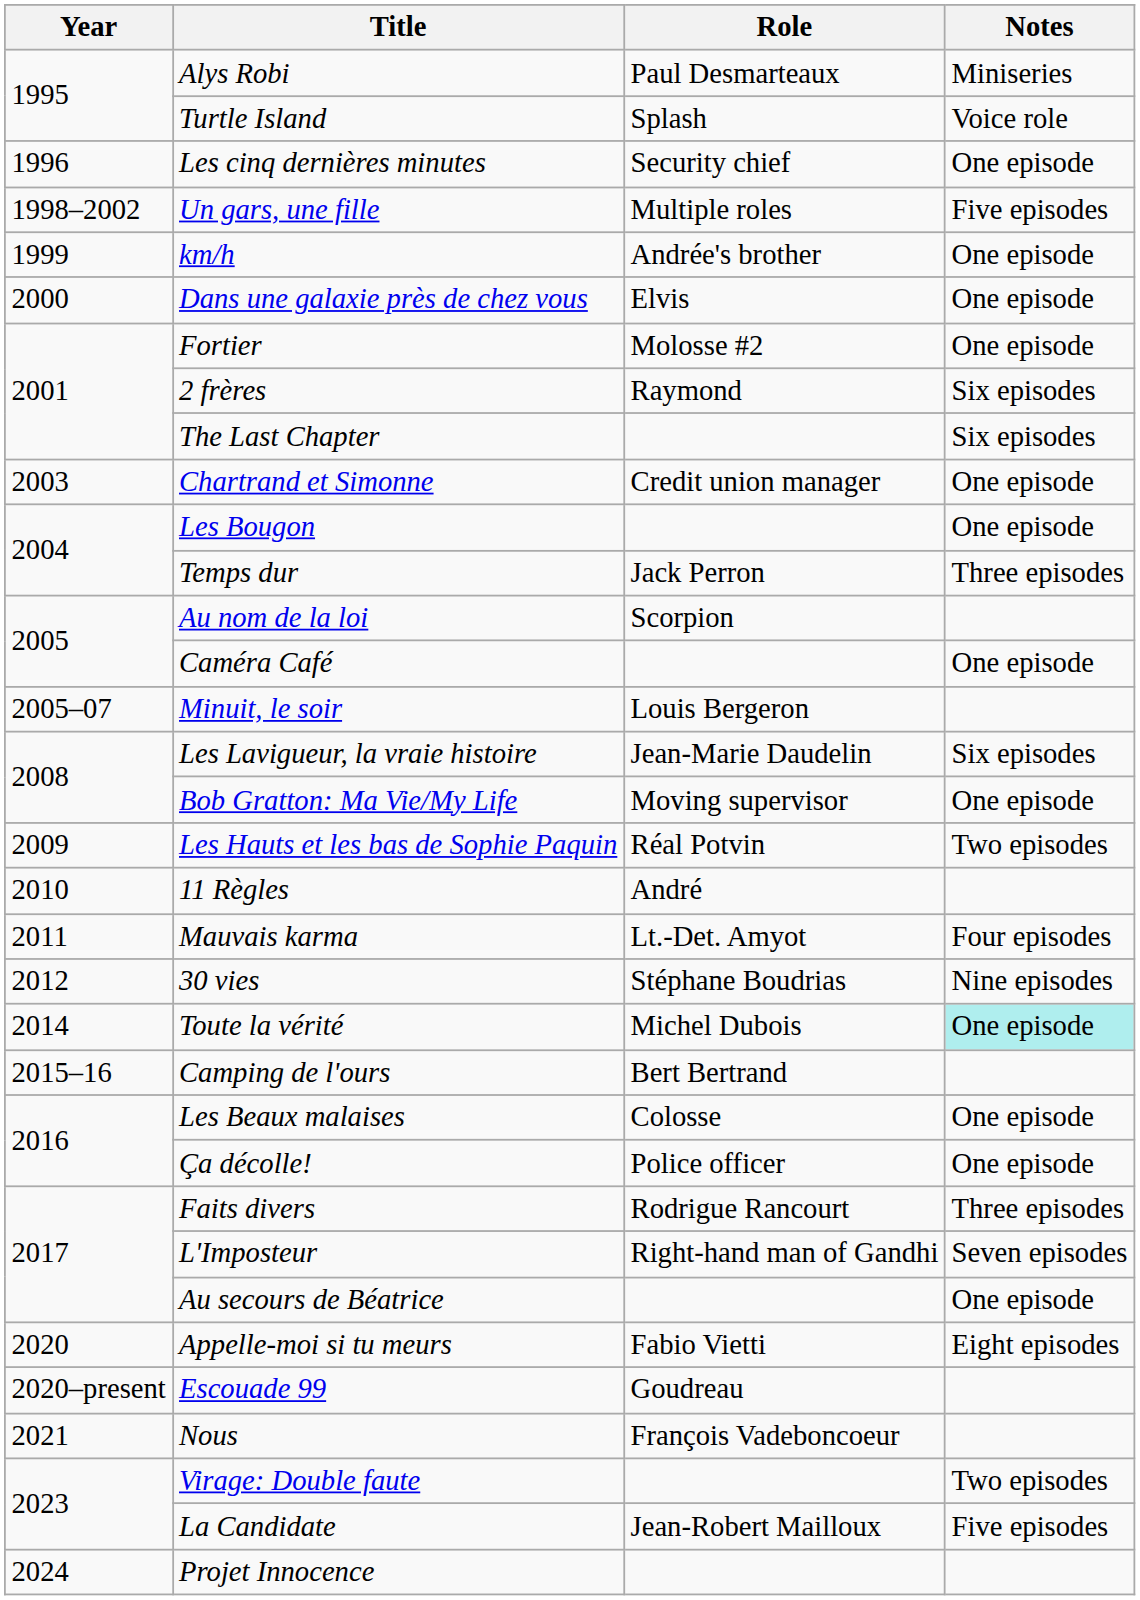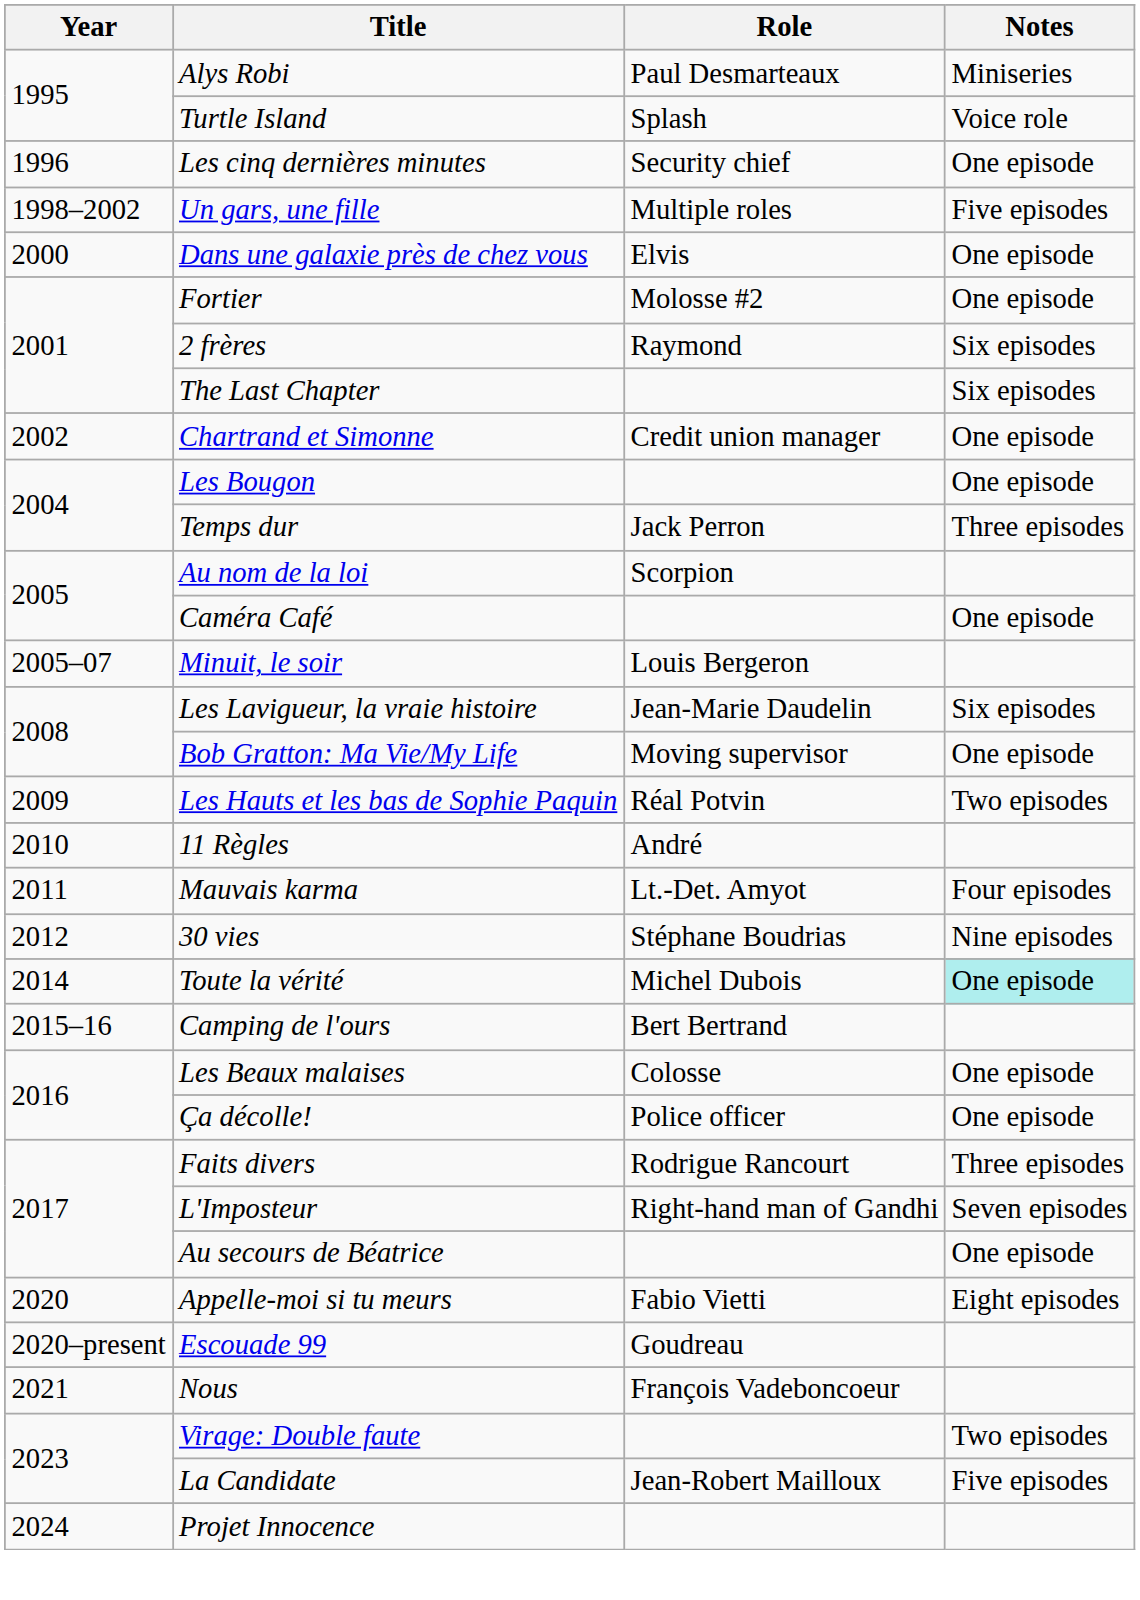- row: (207, 254)
(40, 481) 2003 -> (40, 436) 2002
